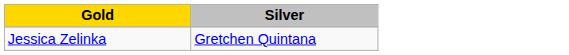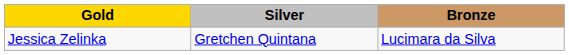+ column: (471, 15)
